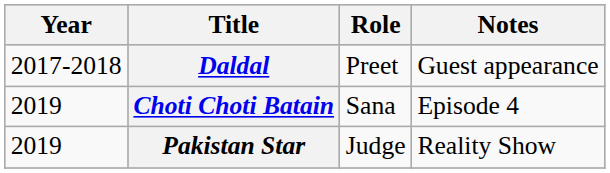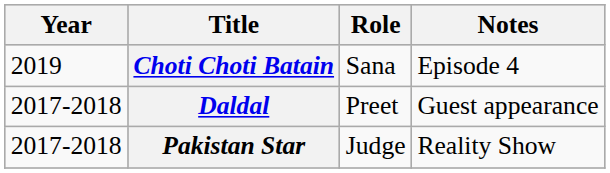rows swapped: (234, 65) <-> (234, 106)
(36, 146) 2019 -> (66, 146) 2017-2018
